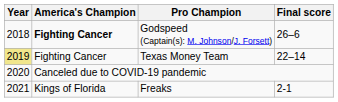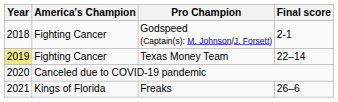(73, 34) bold -> (70, 34) normal
(288, 34) 26–6 -> (284, 34) 2-1
(284, 89) 2-1 -> (288, 89) 26–6
